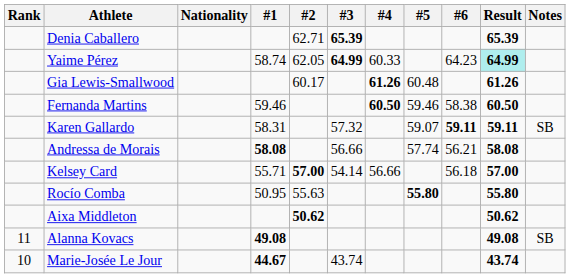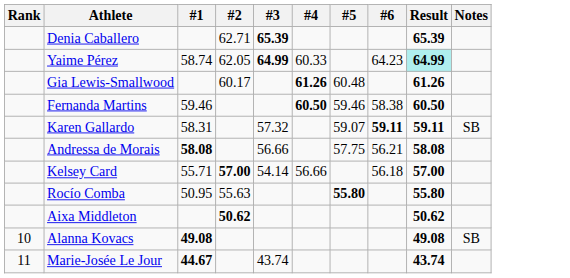- column: (214, 15)
(423, 149) 57.74 -> (349, 149) 57.75
(24, 238) 11 -> (24, 238) 10
(24, 261) 10 -> (24, 261) 11
